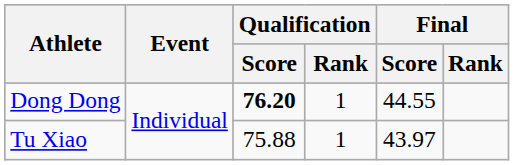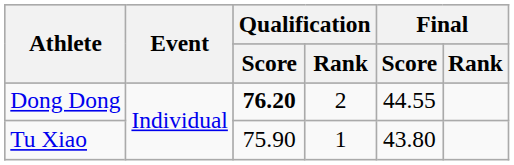(341, 101) 1 -> (341, 101) 2
(269, 140) 75.88 -> (269, 140) 75.90
(409, 140) 43.97 -> (409, 140) 43.80
